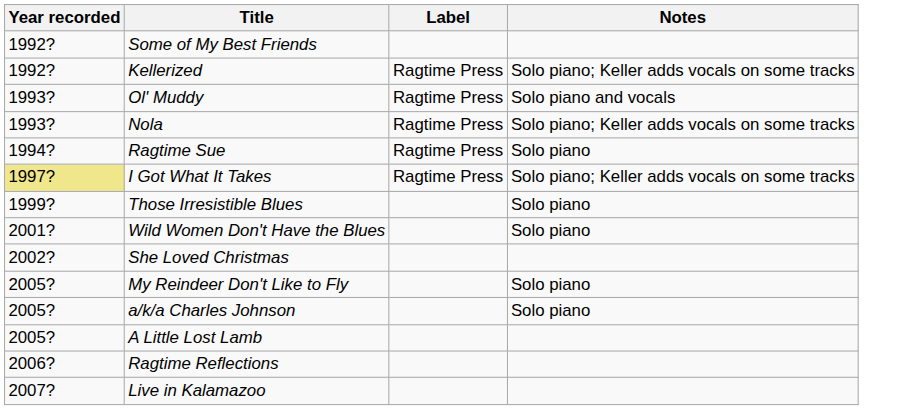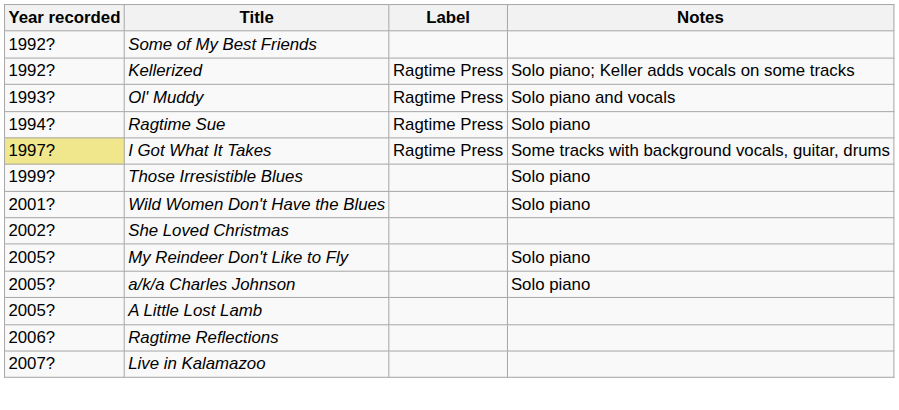- row: (145, 124)
(683, 177) Solo piano; Keller adds vocals on some tracks -> (700, 151) Some tracks with background vocals, guitar, drums
